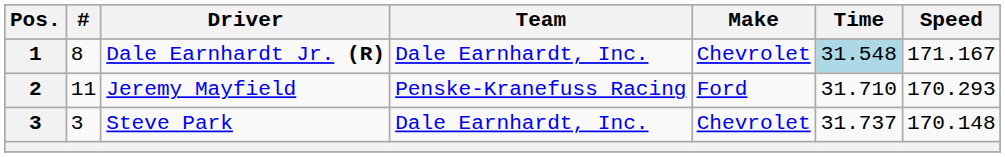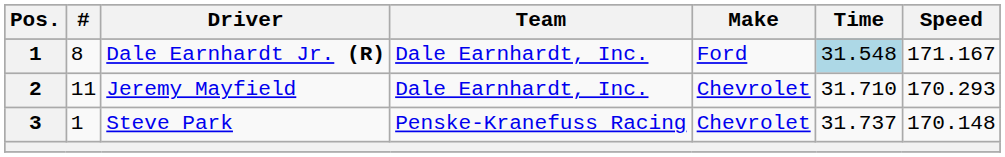(754, 56) Chevrolet -> (722, 56) Ford
(541, 90) Penske-Kranefuss Racing -> (522, 90) Dale Earnhardt, Inc.
(722, 90) Ford -> (754, 90) Chevrolet
(77, 125) 3 -> (77, 125) 1
(522, 125) Dale Earnhardt, Inc. -> (541, 125) Penske-Kranefuss Racing
